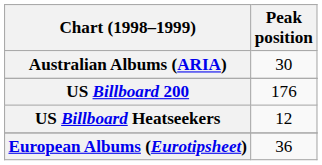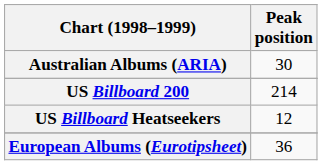(284, 91) 176 -> (284, 91) 214
